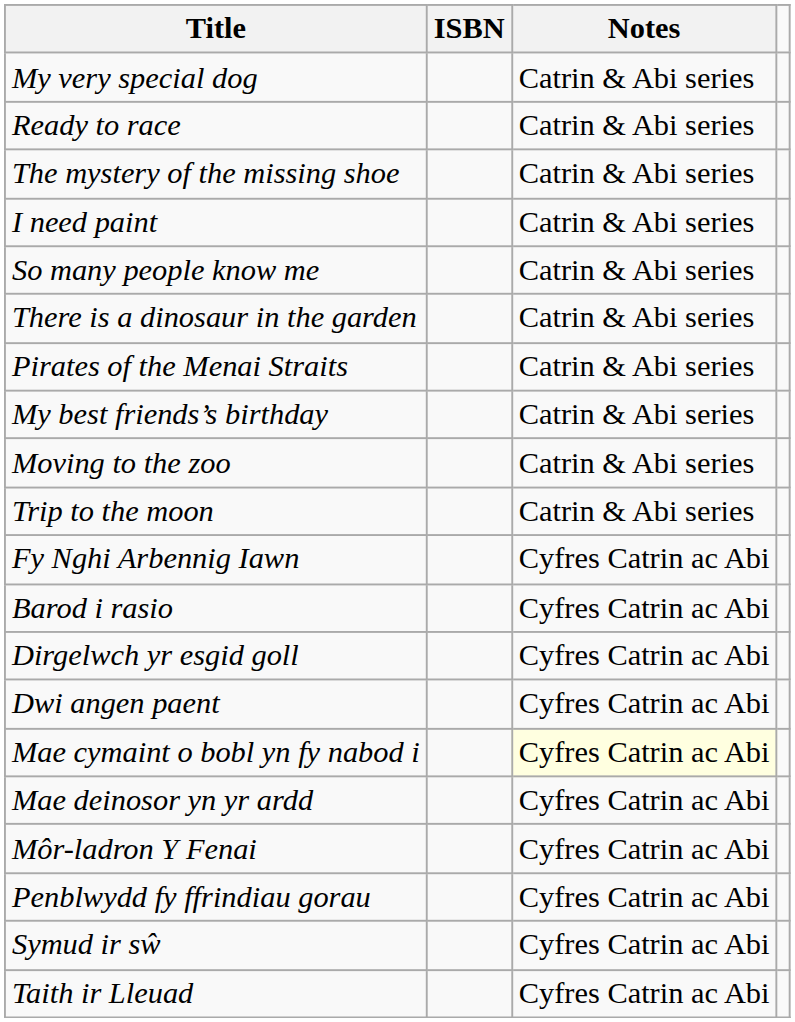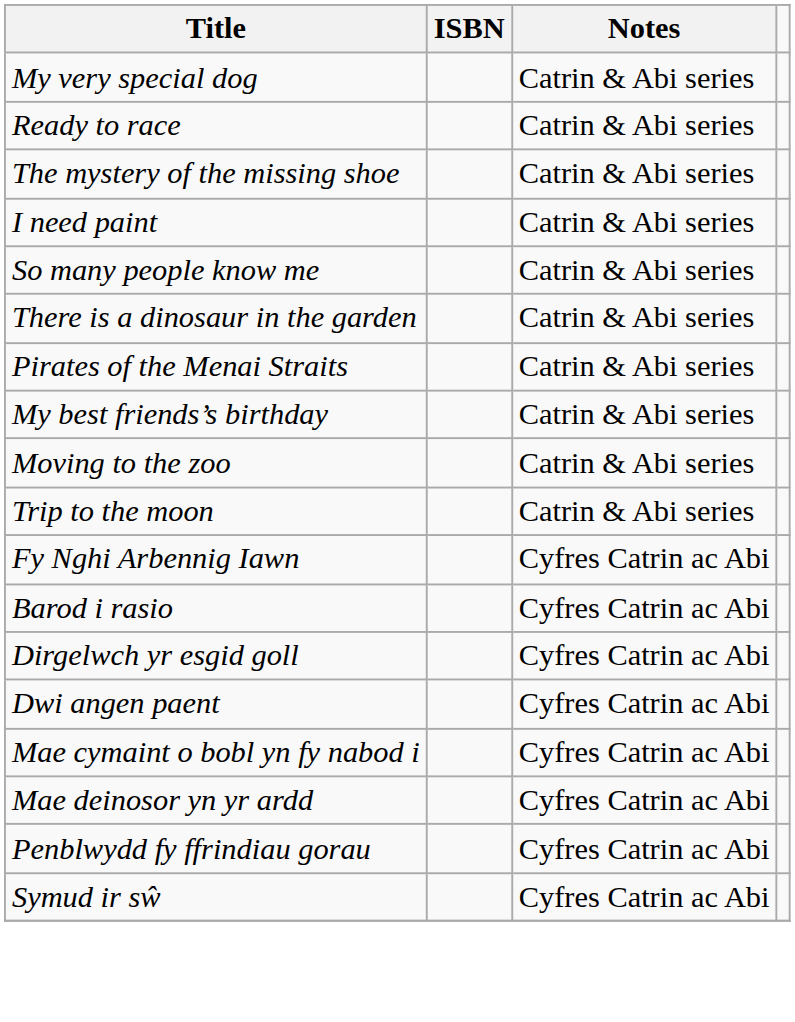(644, 751) lightyellow background -> (644, 751) no background
- row: (134, 848)
- row: (103, 992)
